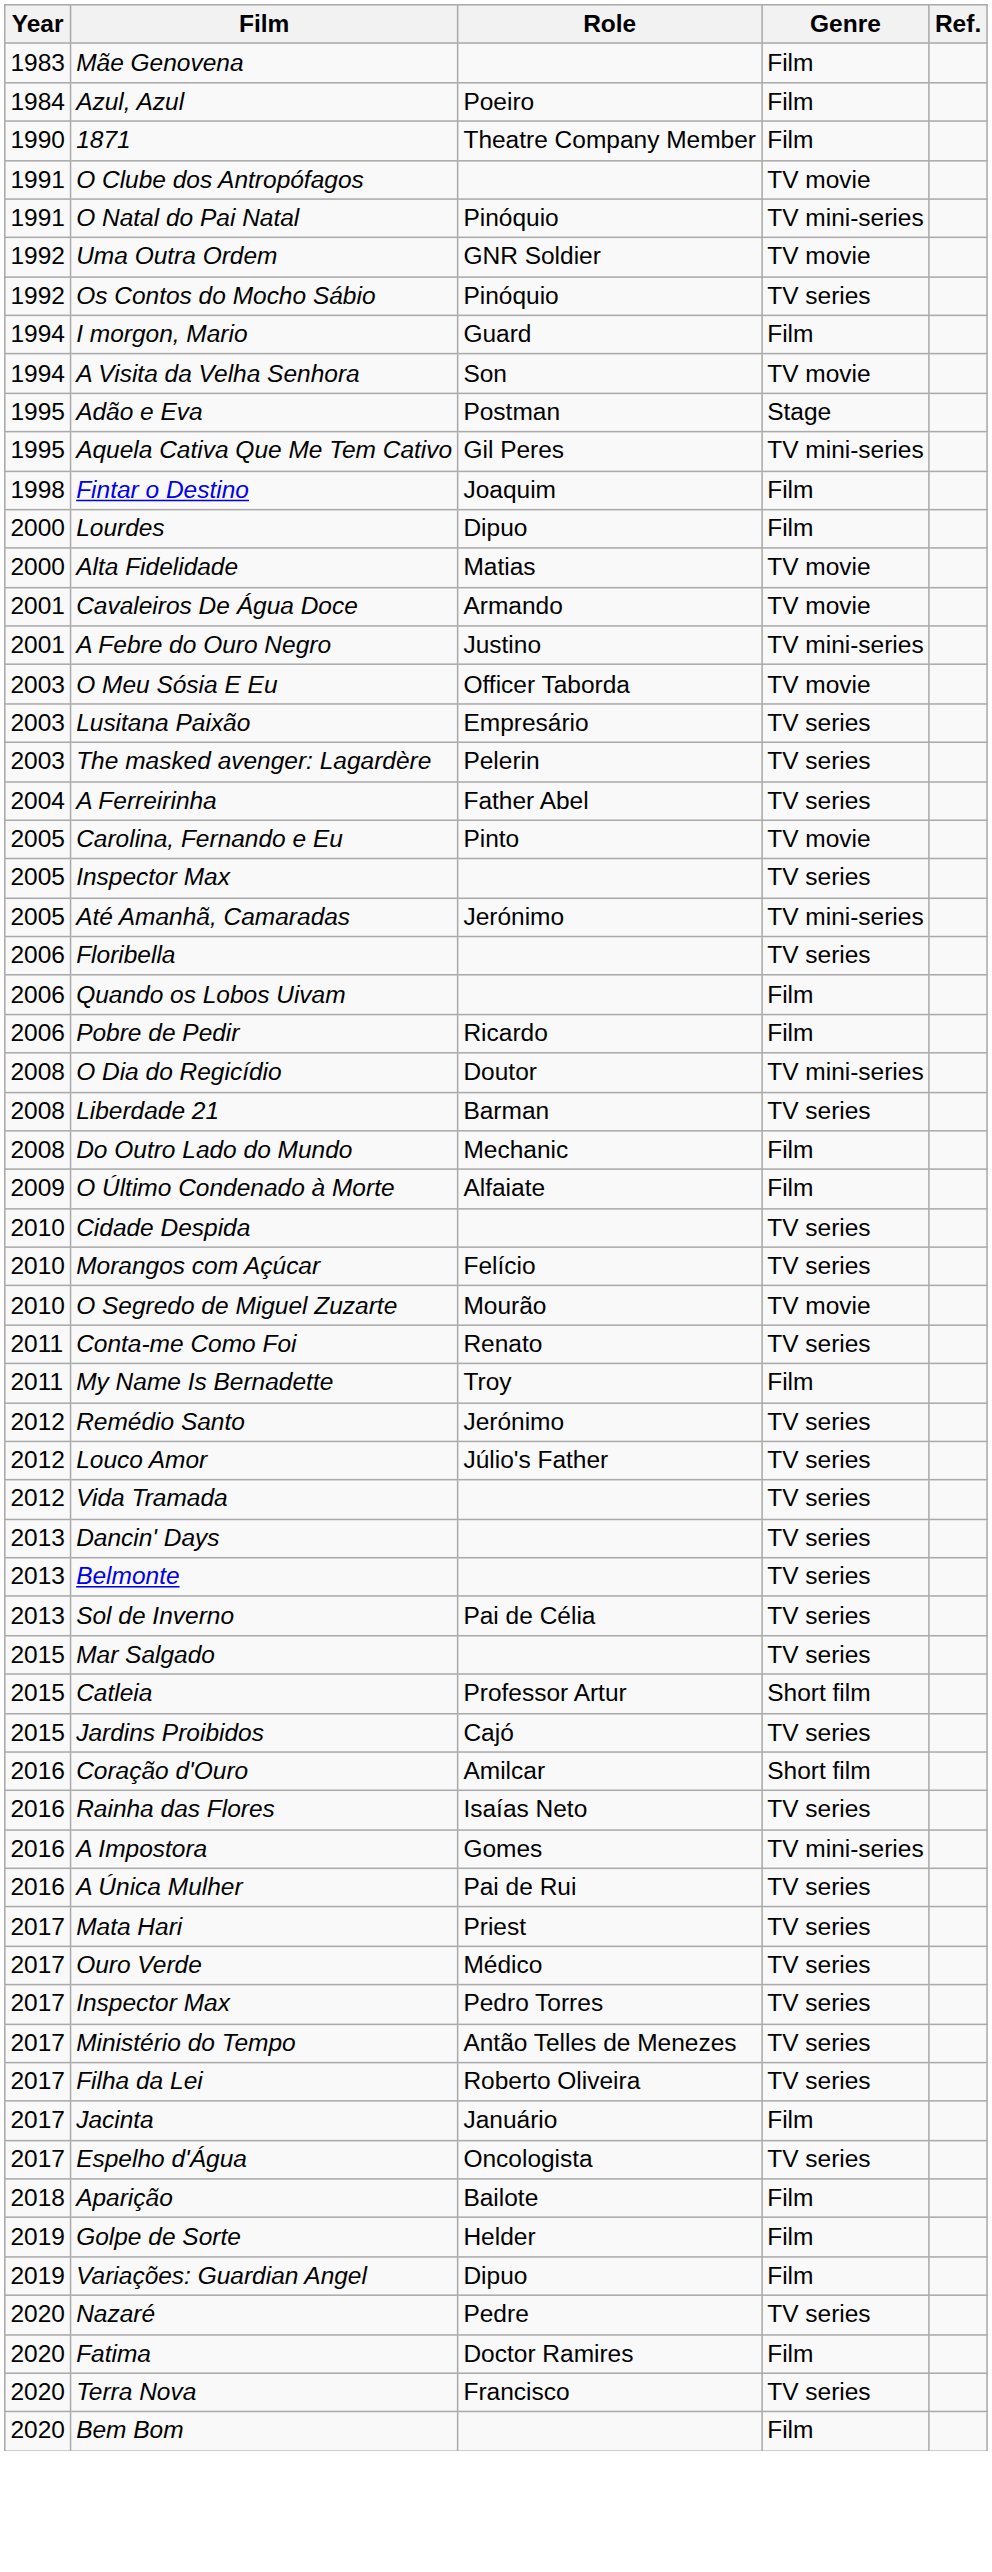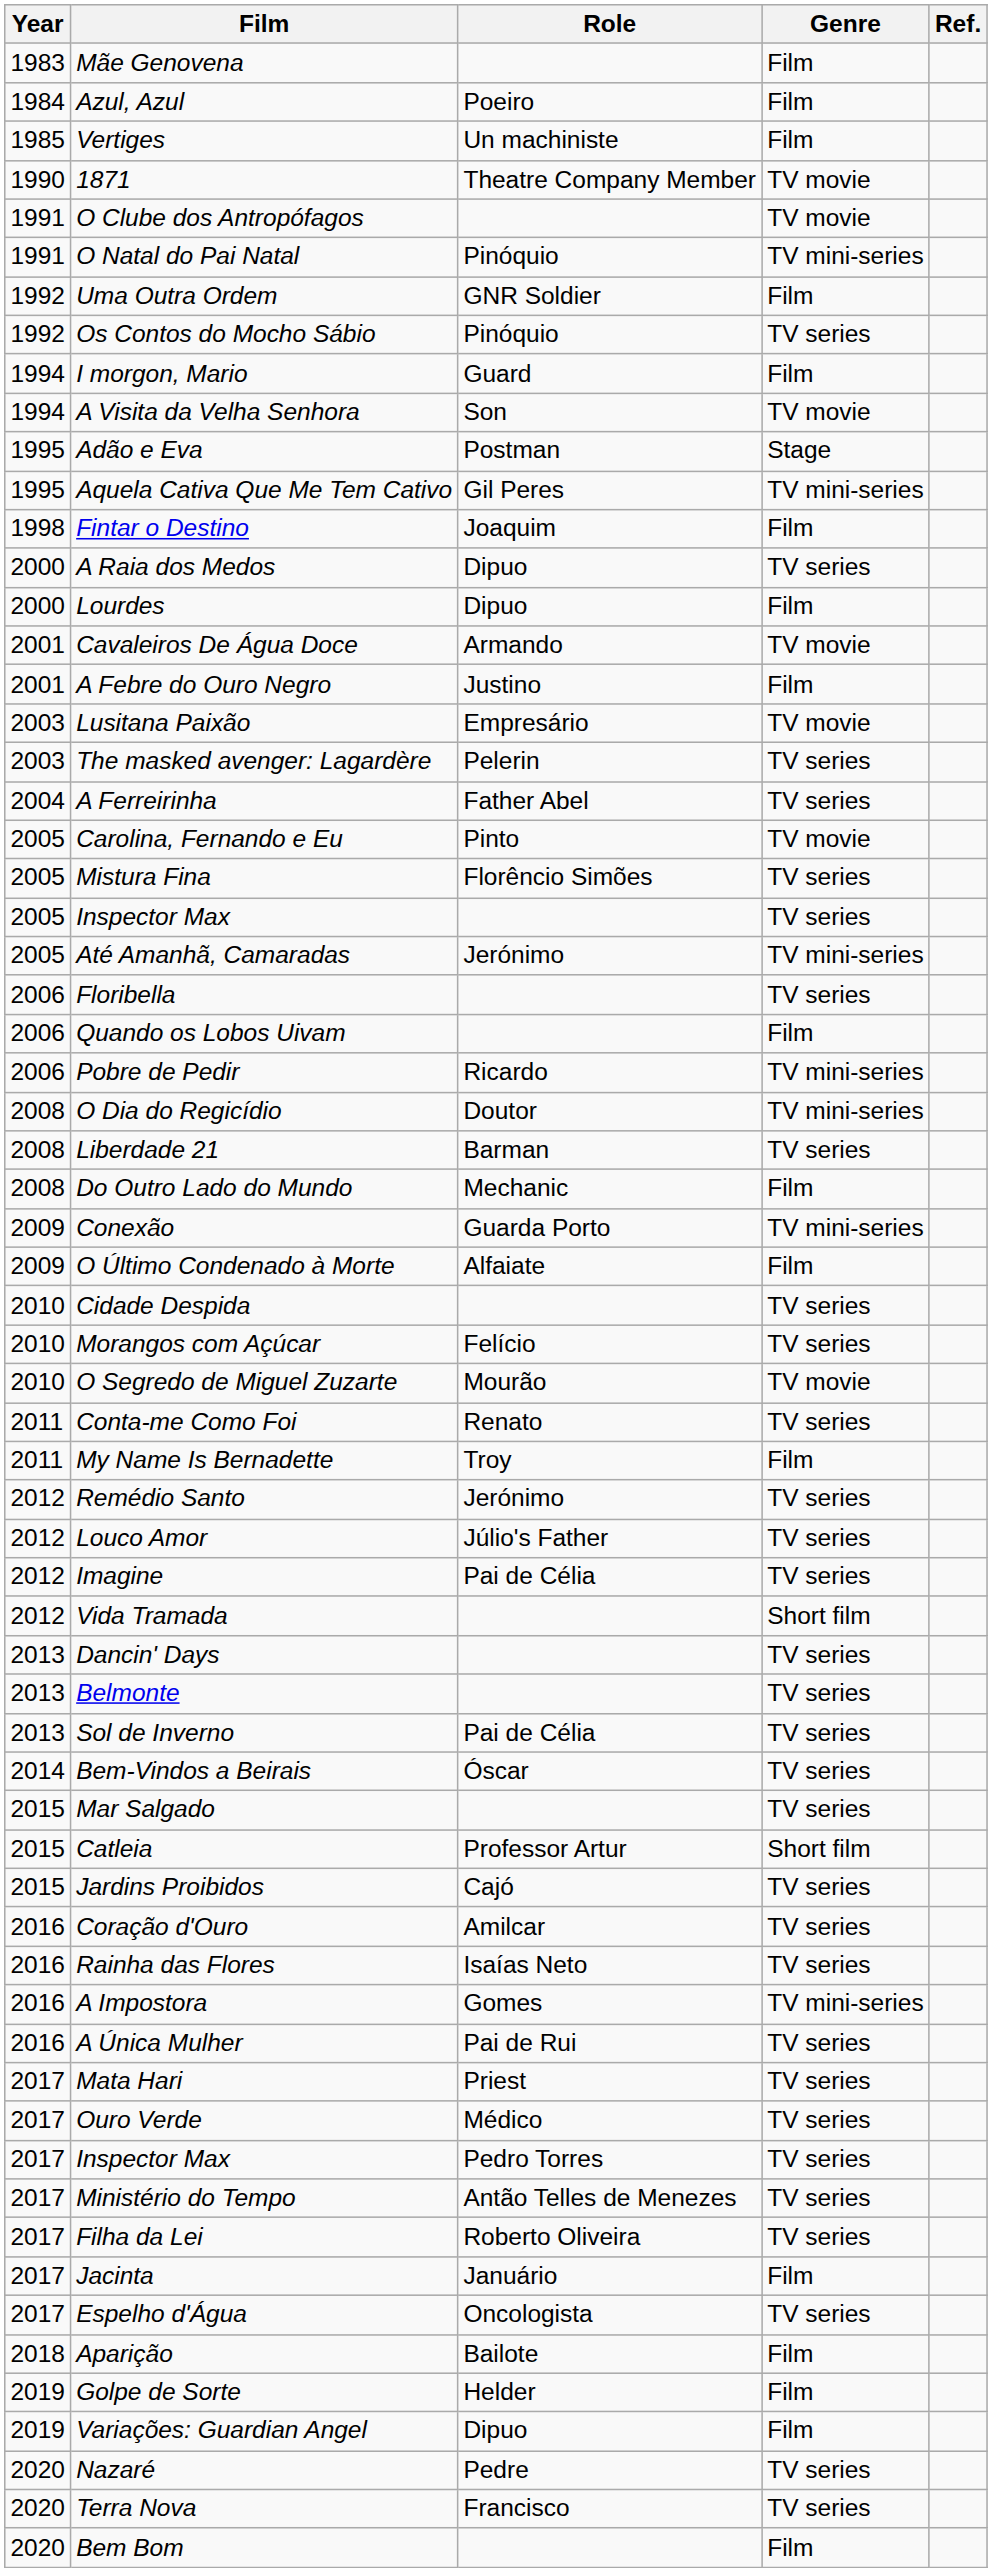+ row: (121, 140)
(790, 140) Film -> (819, 179) TV movie
(819, 256) TV movie -> (790, 295) Film
+ row: (176, 567)
- row: (157, 567)
(845, 645) TV mini-series -> (790, 683) Film
- row: (177, 683)
(819, 722) TV series -> (819, 722) TV movie
+ row: (143, 878)
(790, 1033) Film -> (845, 1072) TV mini-series
+ row: (125, 1227)
+ row: (120, 1576)
(819, 1499) TV series -> (819, 1615) Short film
+ row: (194, 1770)
(819, 1770) Short film -> (819, 1926) TV series
- row: (114, 2353)
